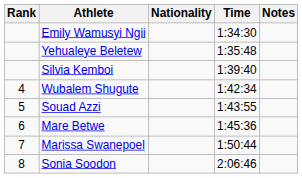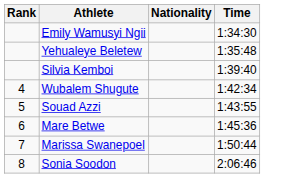- column: (279, 13)
